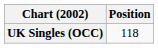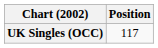(130, 33) 118 -> (130, 33) 117
